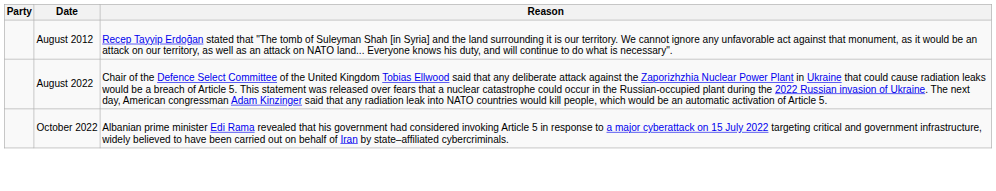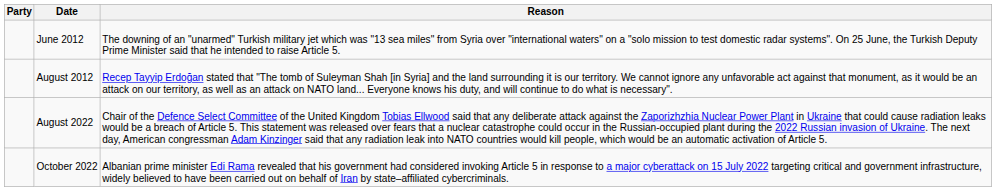+ row: (60, 39)
